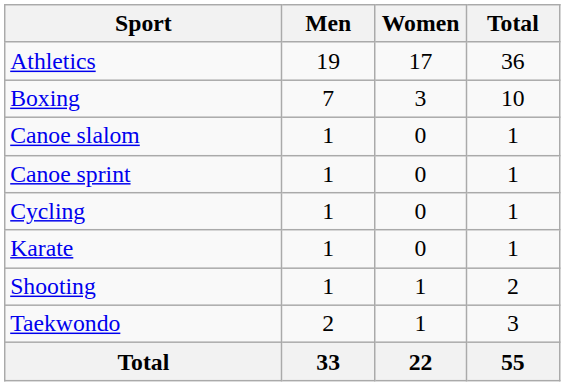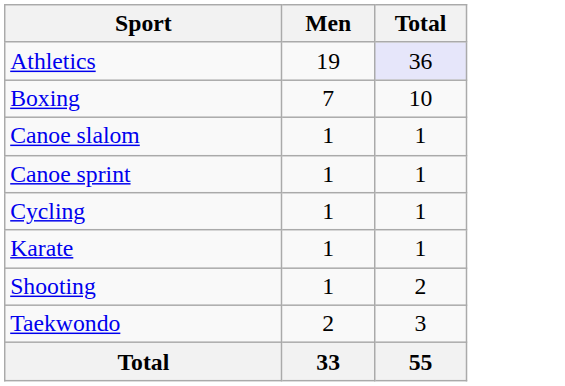- column: (421, 23)
(513, 60) no background -> (421, 60) lavender background
